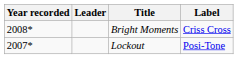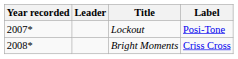rows swapped: (128, 45) <-> (145, 29)
